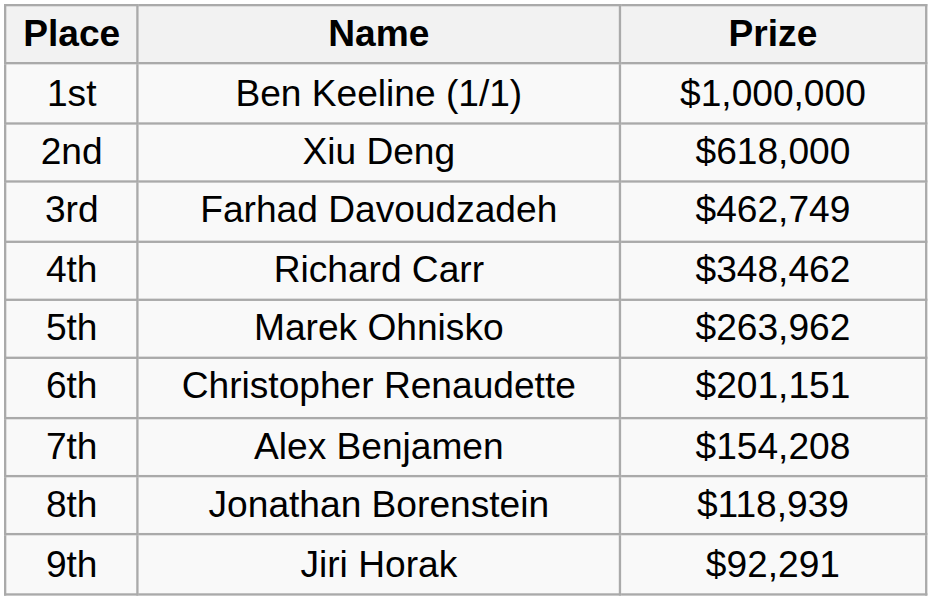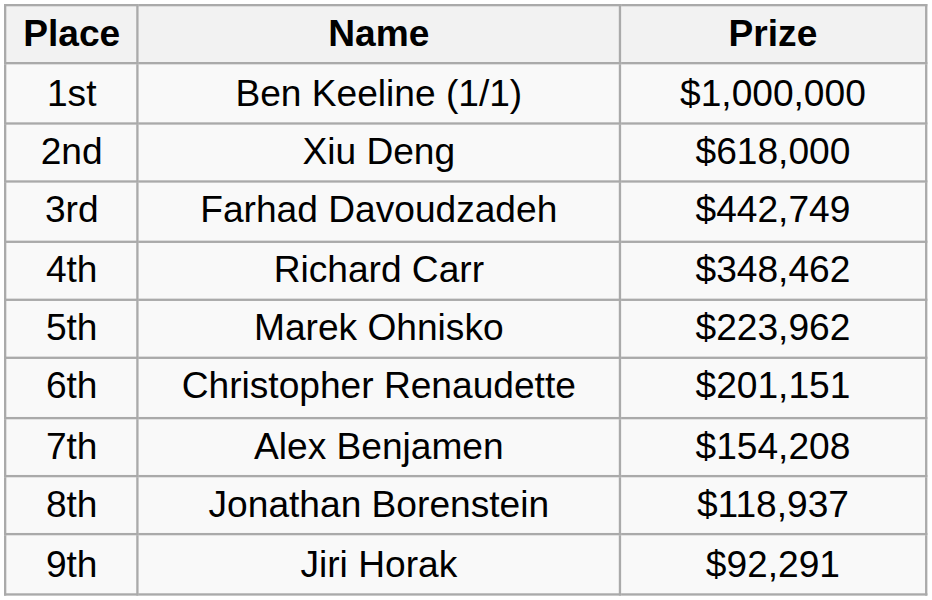(773, 210) $462,749 -> (773, 210) $442,749
(773, 328) $263,962 -> (773, 328) $223,962
(773, 504) $118,939 -> (773, 504) $118,937
